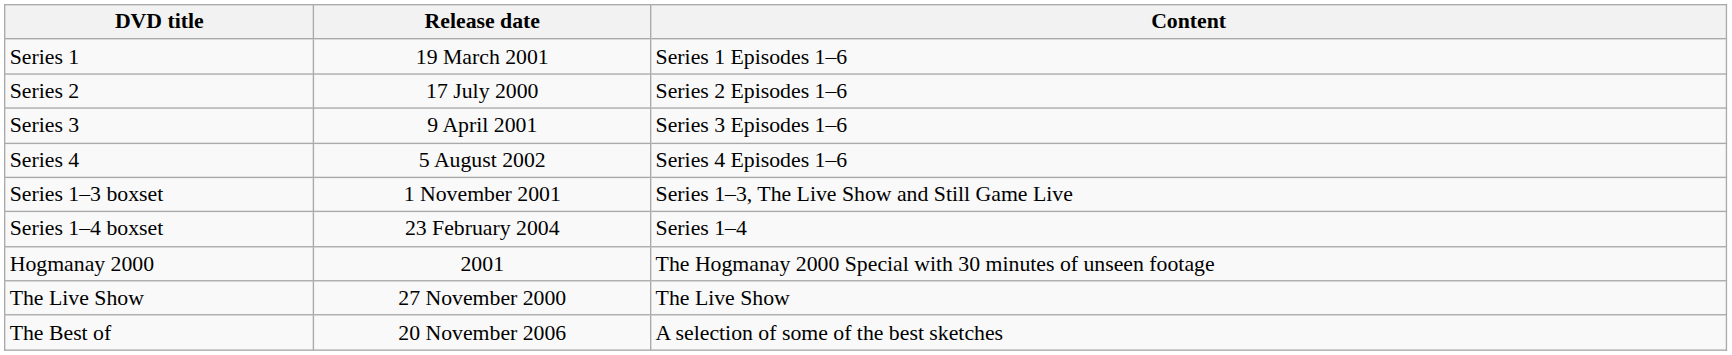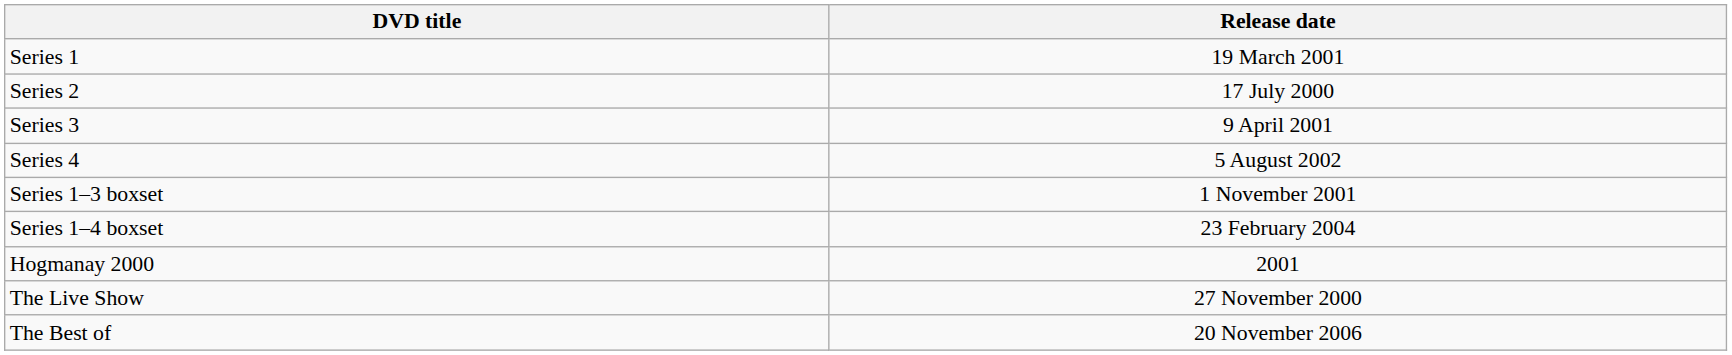- column: (1189, 21)
